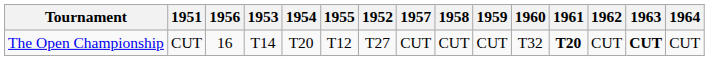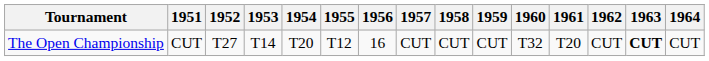columns swapped: (377, 17) <-> (225, 17)
(568, 43) bold -> (568, 43) normal
